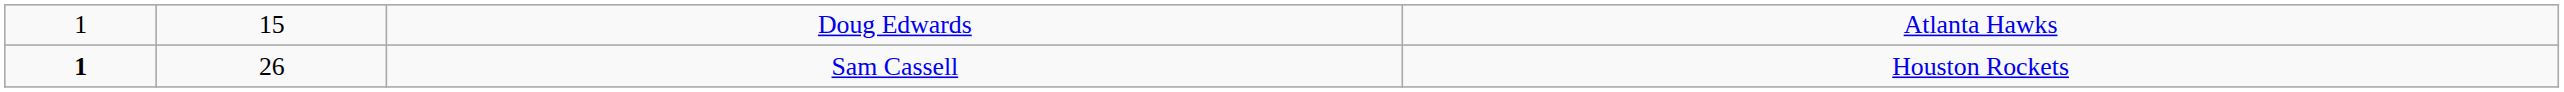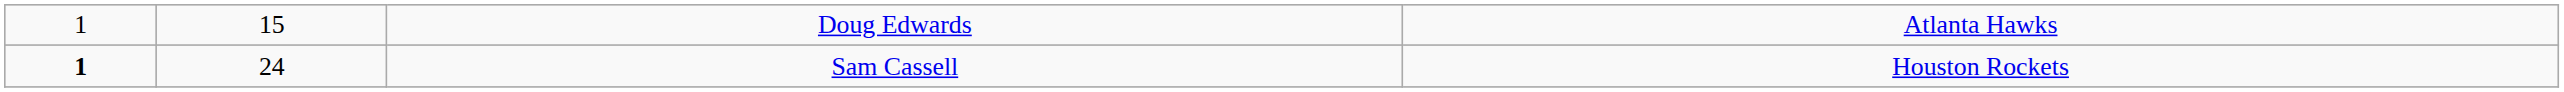(272, 65) 26 -> (272, 65) 24
